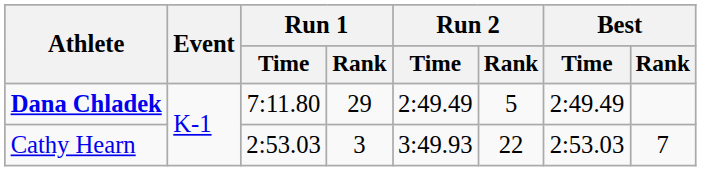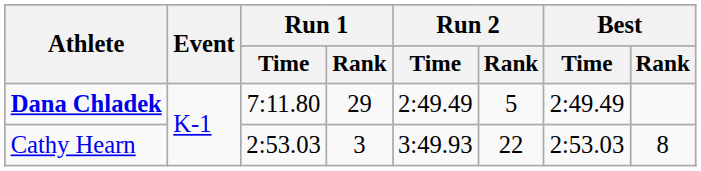(663, 144) 7 -> (663, 144) 8
